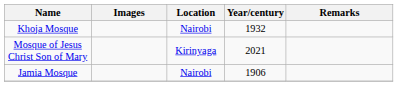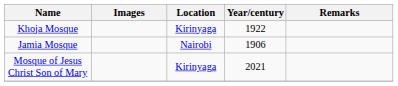(196, 28) Nairobi -> (196, 28) Kirinyaga
(255, 28) 1932 -> (255, 28) 1922
rows swapped: (48, 72) <-> (48, 50)
